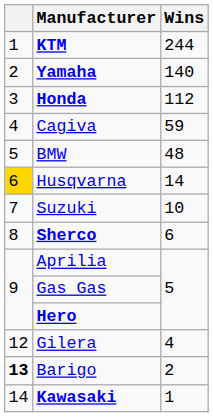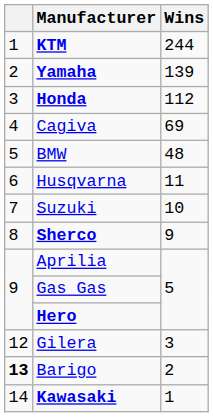(179, 72) 140 -> (179, 72) 139
(174, 127) 59 -> (174, 127) 69
(14, 181) gold background -> (14, 181) no background
(174, 181) 14 -> (174, 181) 11
(169, 235) 6 -> (169, 235) 9
(169, 344) 4 -> (169, 344) 3
